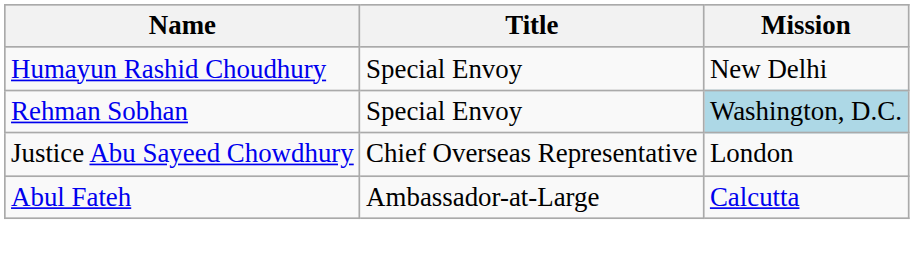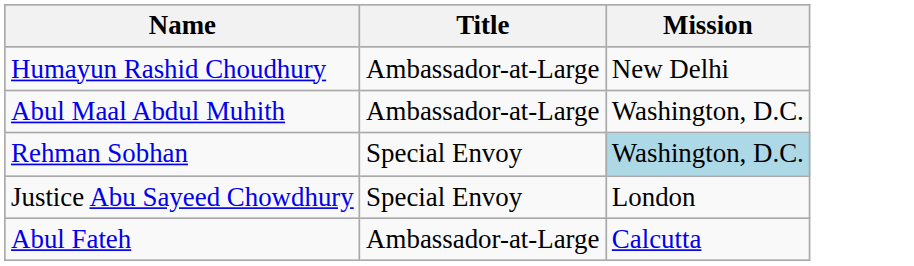(444, 68) Special Envoy -> (483, 68) Ambassador-at-Large
+ row: (148, 111)
(532, 153) Chief Overseas Representative -> (444, 196) Special Envoy
